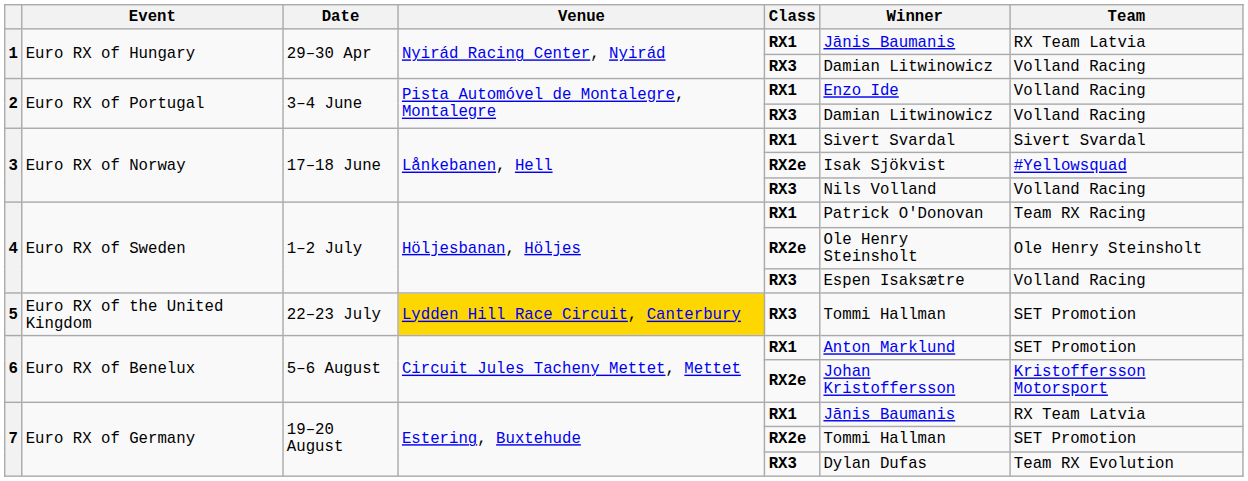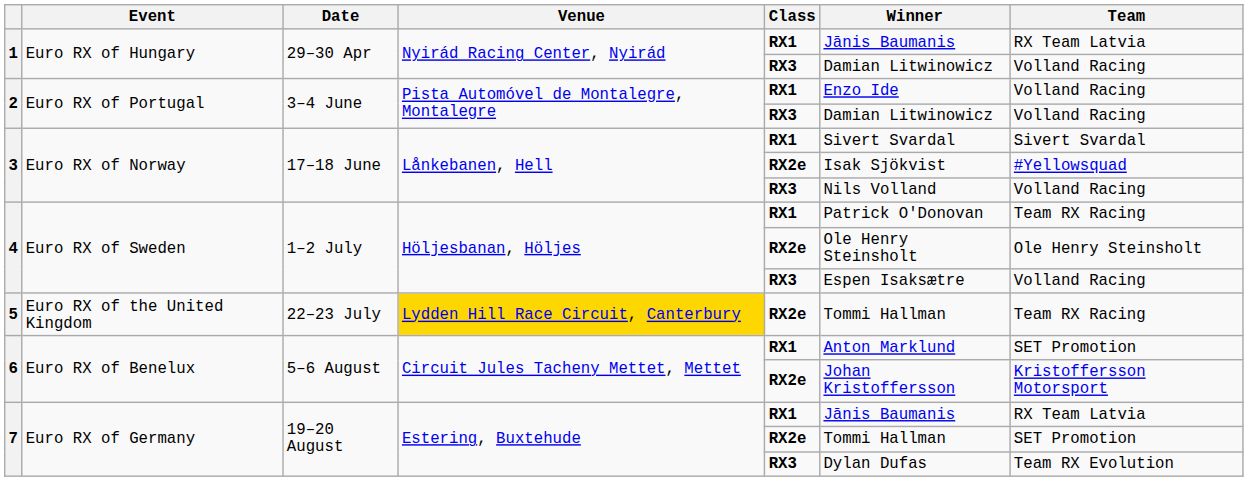(783, 315) RX3 -> (788, 315) RX2e
(1075, 315) SET Promotion -> (1080, 315) Team RX Racing
